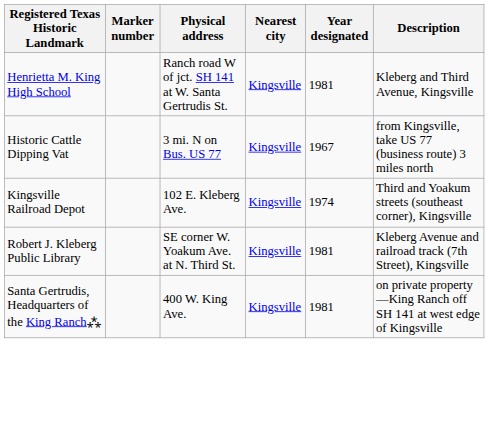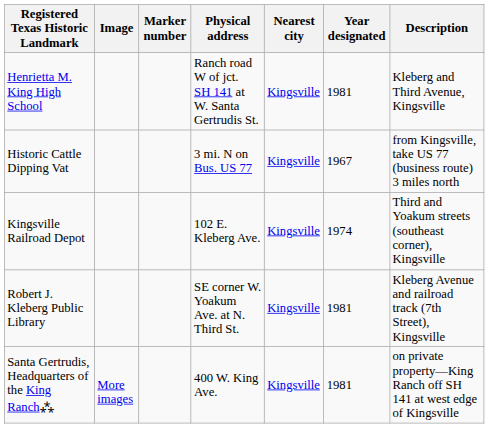+ column: (117, 28)
